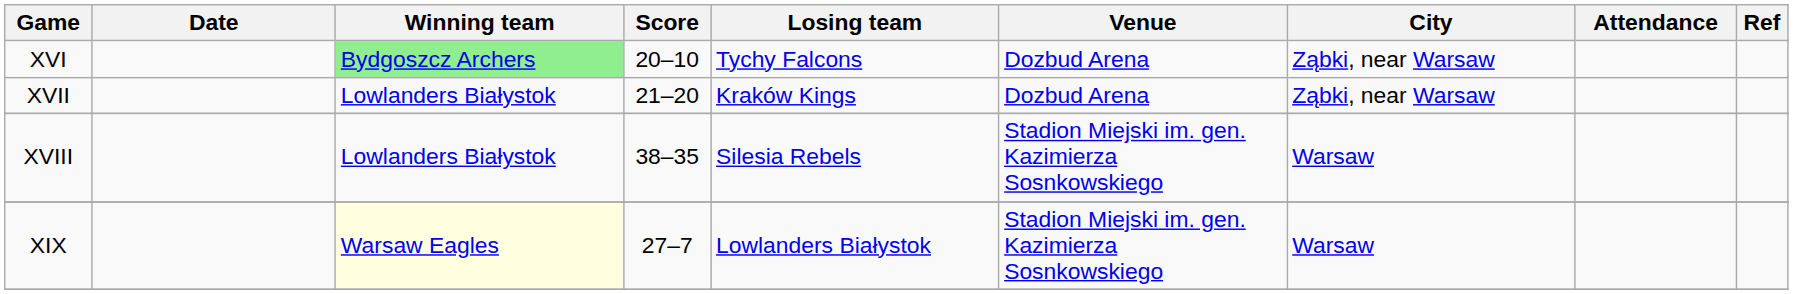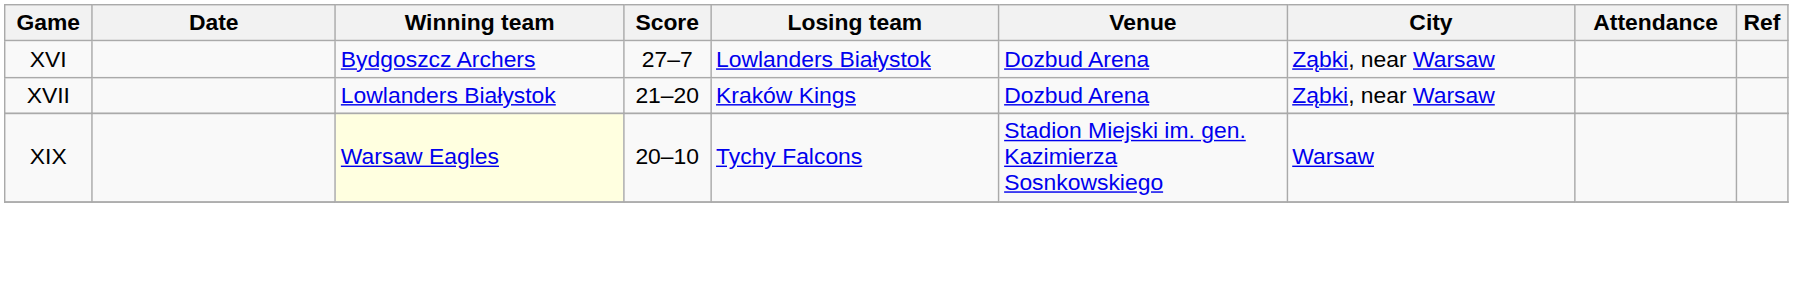(438, 58) lightgreen background -> (438, 58) no background
(667, 58) 20–10 -> (667, 58) 27–7
(789, 58) Tychy Falcons -> (824, 58) Lowlanders Białystok
- row: (48, 157)
(667, 245) 27–7 -> (667, 157) 20–10
(824, 245) Lowlanders Białystok -> (789, 157) Tychy Falcons
